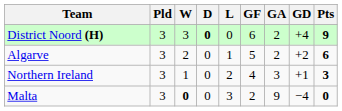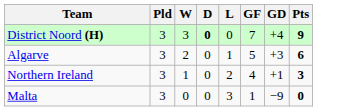- column: (277, 14)
(252, 34) 6 -> (252, 34) 7
(302, 55) +2 -> (277, 55) +3
(186, 95) bold -> (186, 95) normal
(252, 95) 2 -> (252, 95) 1
(302, 95) −4 -> (277, 95) −9
